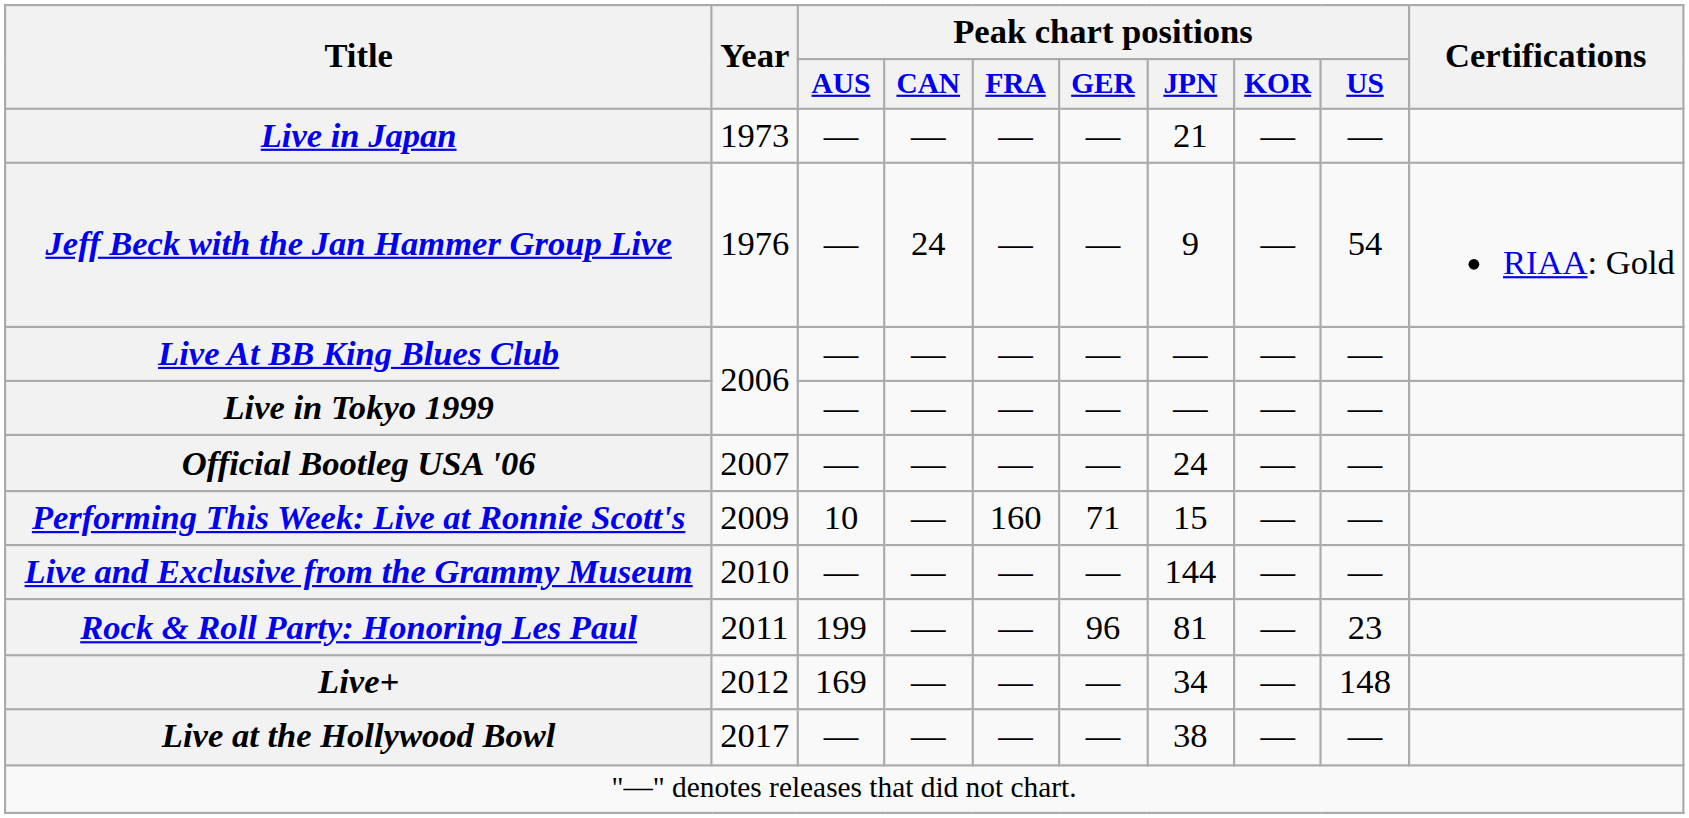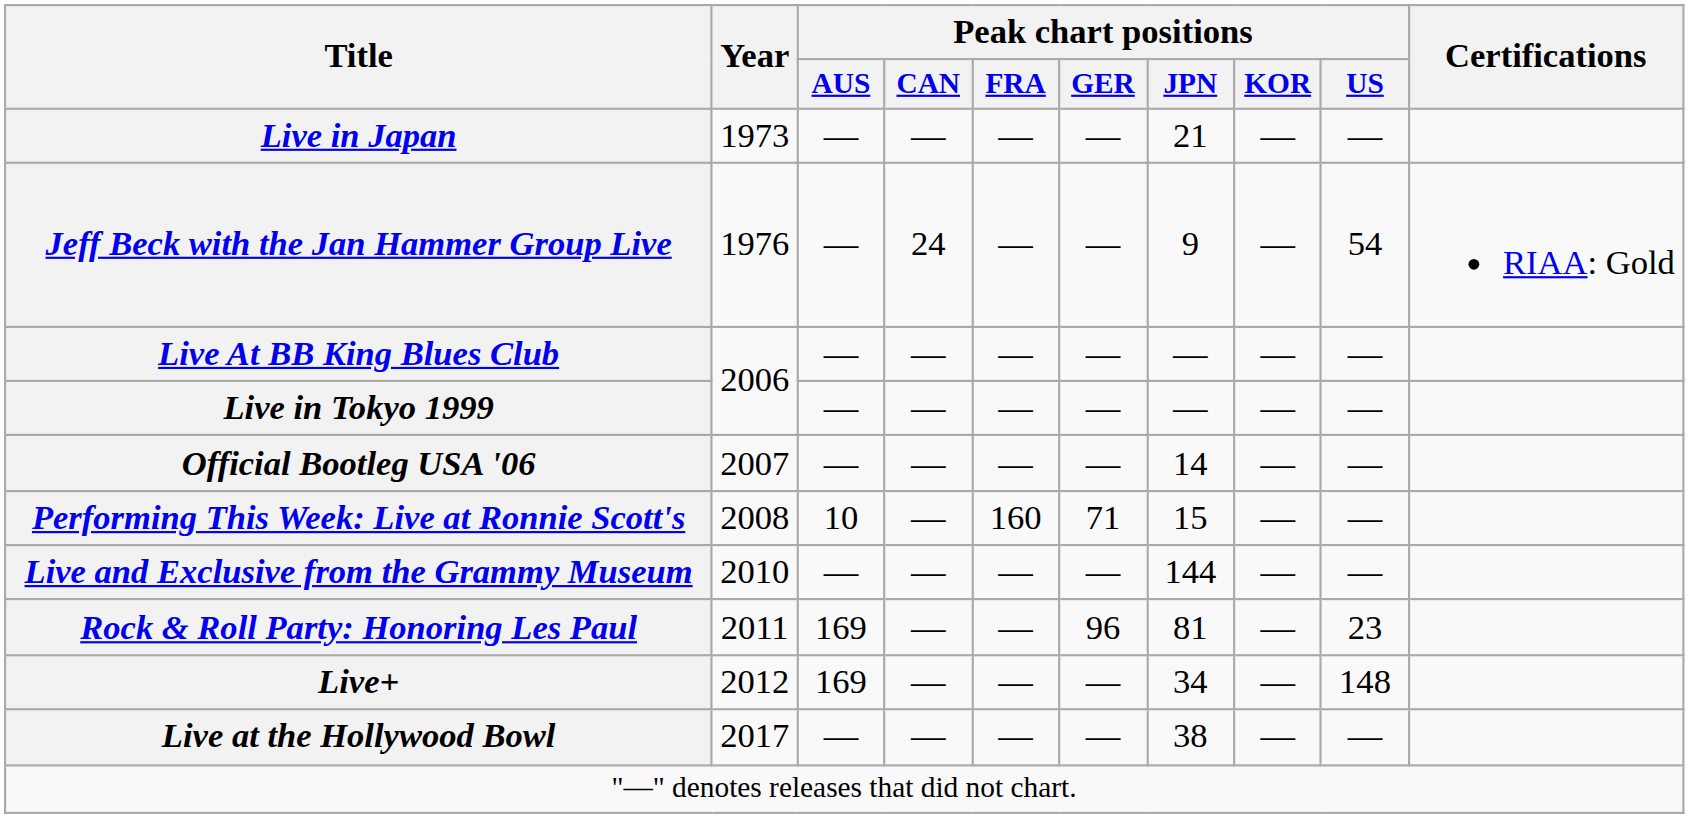(1190, 462) 24 -> (1190, 462) 14
(755, 517) 2009 -> (755, 517) 2008
(841, 626) 199 -> (841, 626) 169
